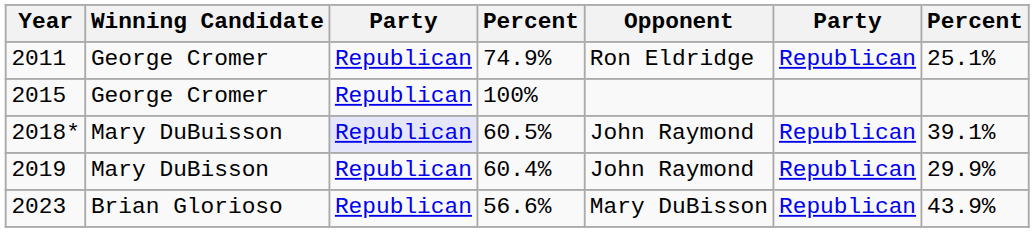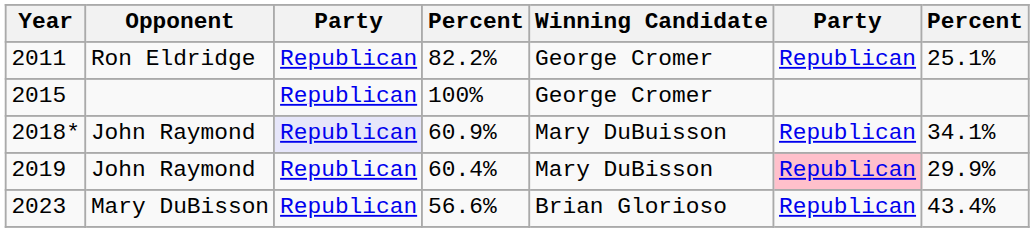columns swapped: (207, 23) <-> (679, 23)
(517, 60) 74.9% -> (462, 60) 82.2%
(517, 134) 60.5% -> (462, 134) 60.9%
(961, 134) 39.1% -> (961, 134) 34.1%
(848, 171) no background -> (848, 171) pink background
(961, 208) 43.9% -> (961, 208) 43.4%
